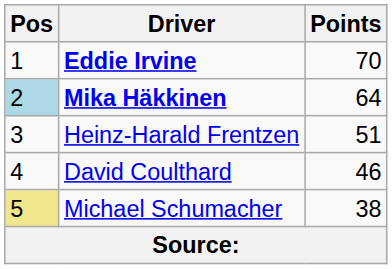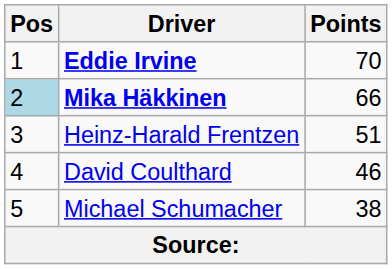(369, 98) 64 -> (369, 98) 66
(17, 209) khaki background -> (17, 209) no background
